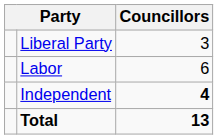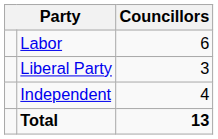rows swapped: (41, 69) <-> (66, 43)
(205, 95) bold -> (205, 95) normal
